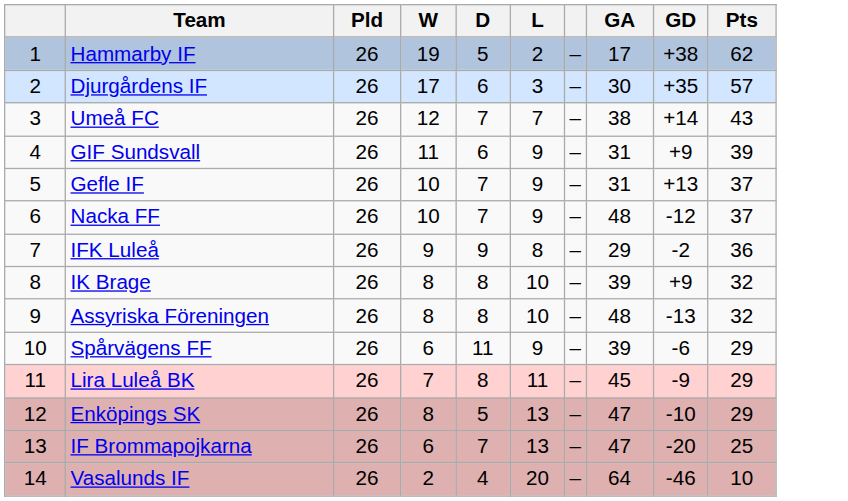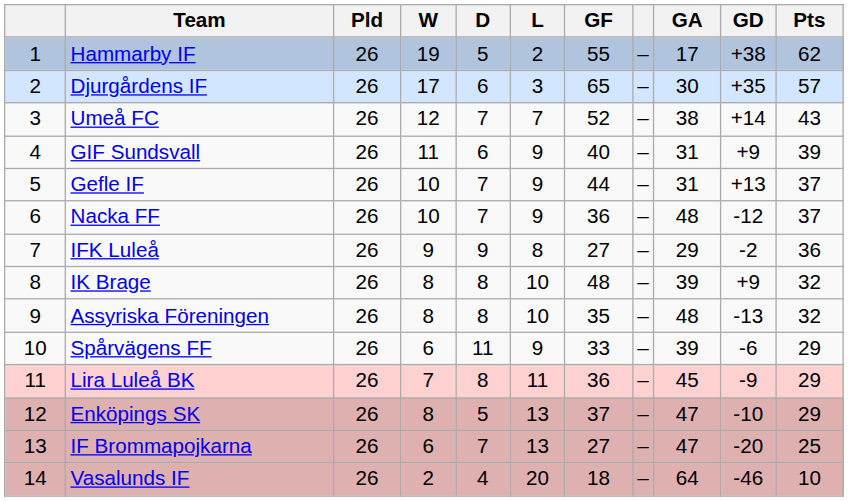+ column: (599, 20)
